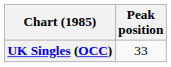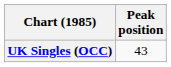(141, 51) 33 -> (141, 51) 43
